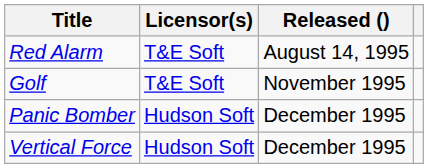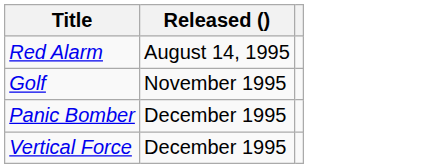- column: (199, 20)
